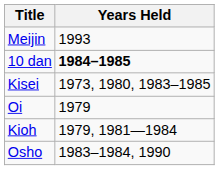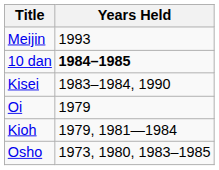(135, 84) 1973, 1980, 1983–1985 -> (115, 84) 1983–1984, 1990
(115, 152) 1983–1984, 1990 -> (135, 152) 1973, 1980, 1983–1985
